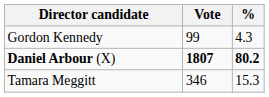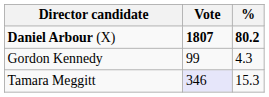rows swapped: (61, 59) <-> (55, 37)
(196, 80) no background -> (196, 80) lavender background
